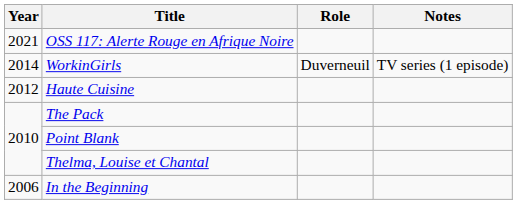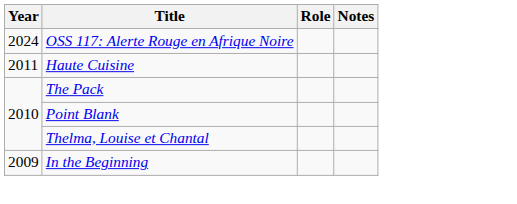(23, 41) 2021 -> (23, 41) 2024
- row: (84, 65)
(23, 89) 2012 -> (23, 65) 2011
(23, 187) 2006 -> (23, 162) 2009
